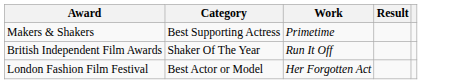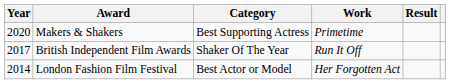+ column: (19, 13)
